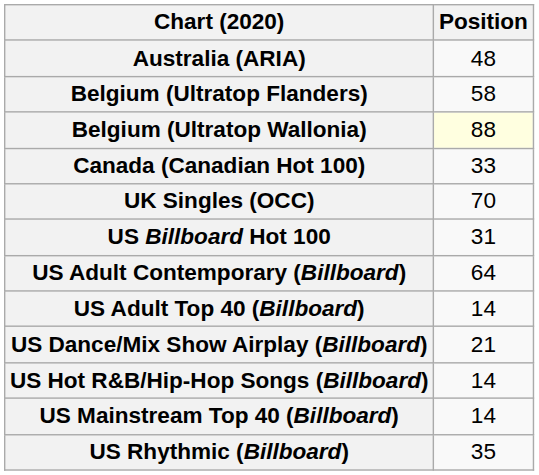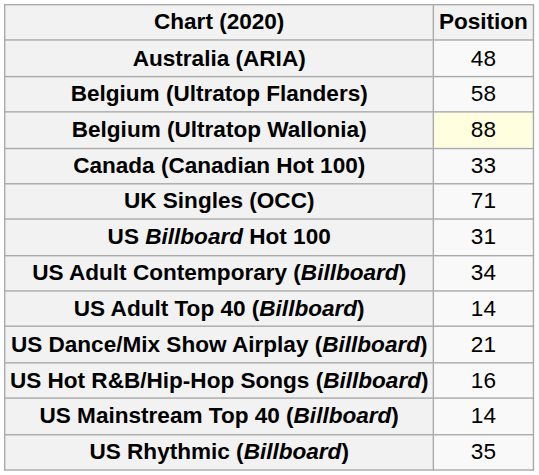(483, 201) 70 -> (483, 201) 71
(483, 272) 64 -> (483, 272) 34
(483, 380) 14 -> (483, 380) 16
